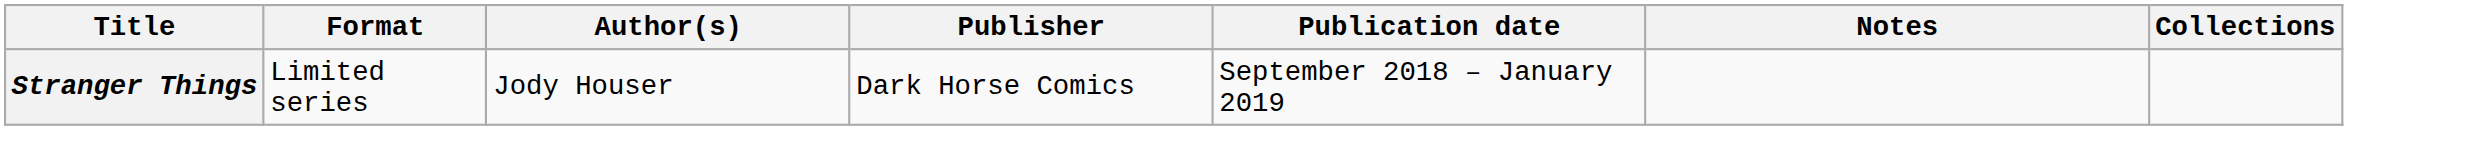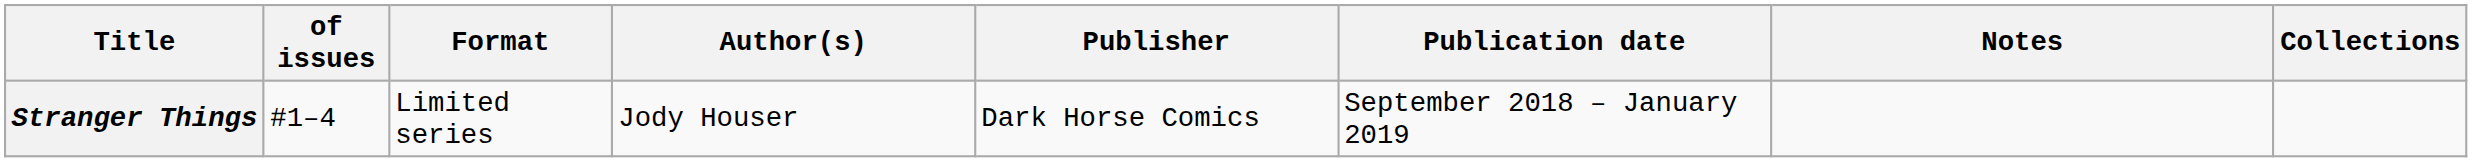+ column: (326, 43)
